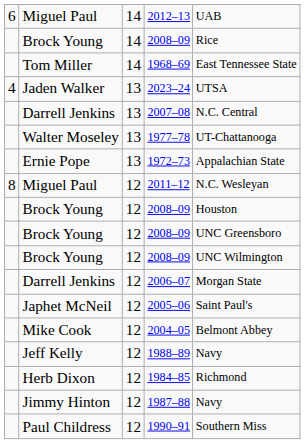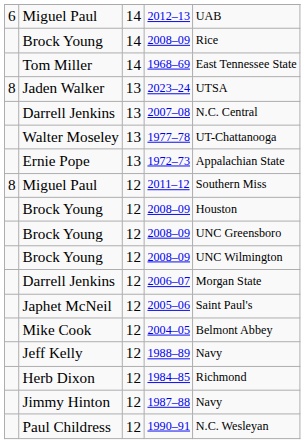(12, 88) 4 -> (12, 88) 8
(232, 185) N.C. Wesleyan -> (231, 185) Southern Miss
(231, 426) Southern Miss -> (232, 426) N.C. Wesleyan
